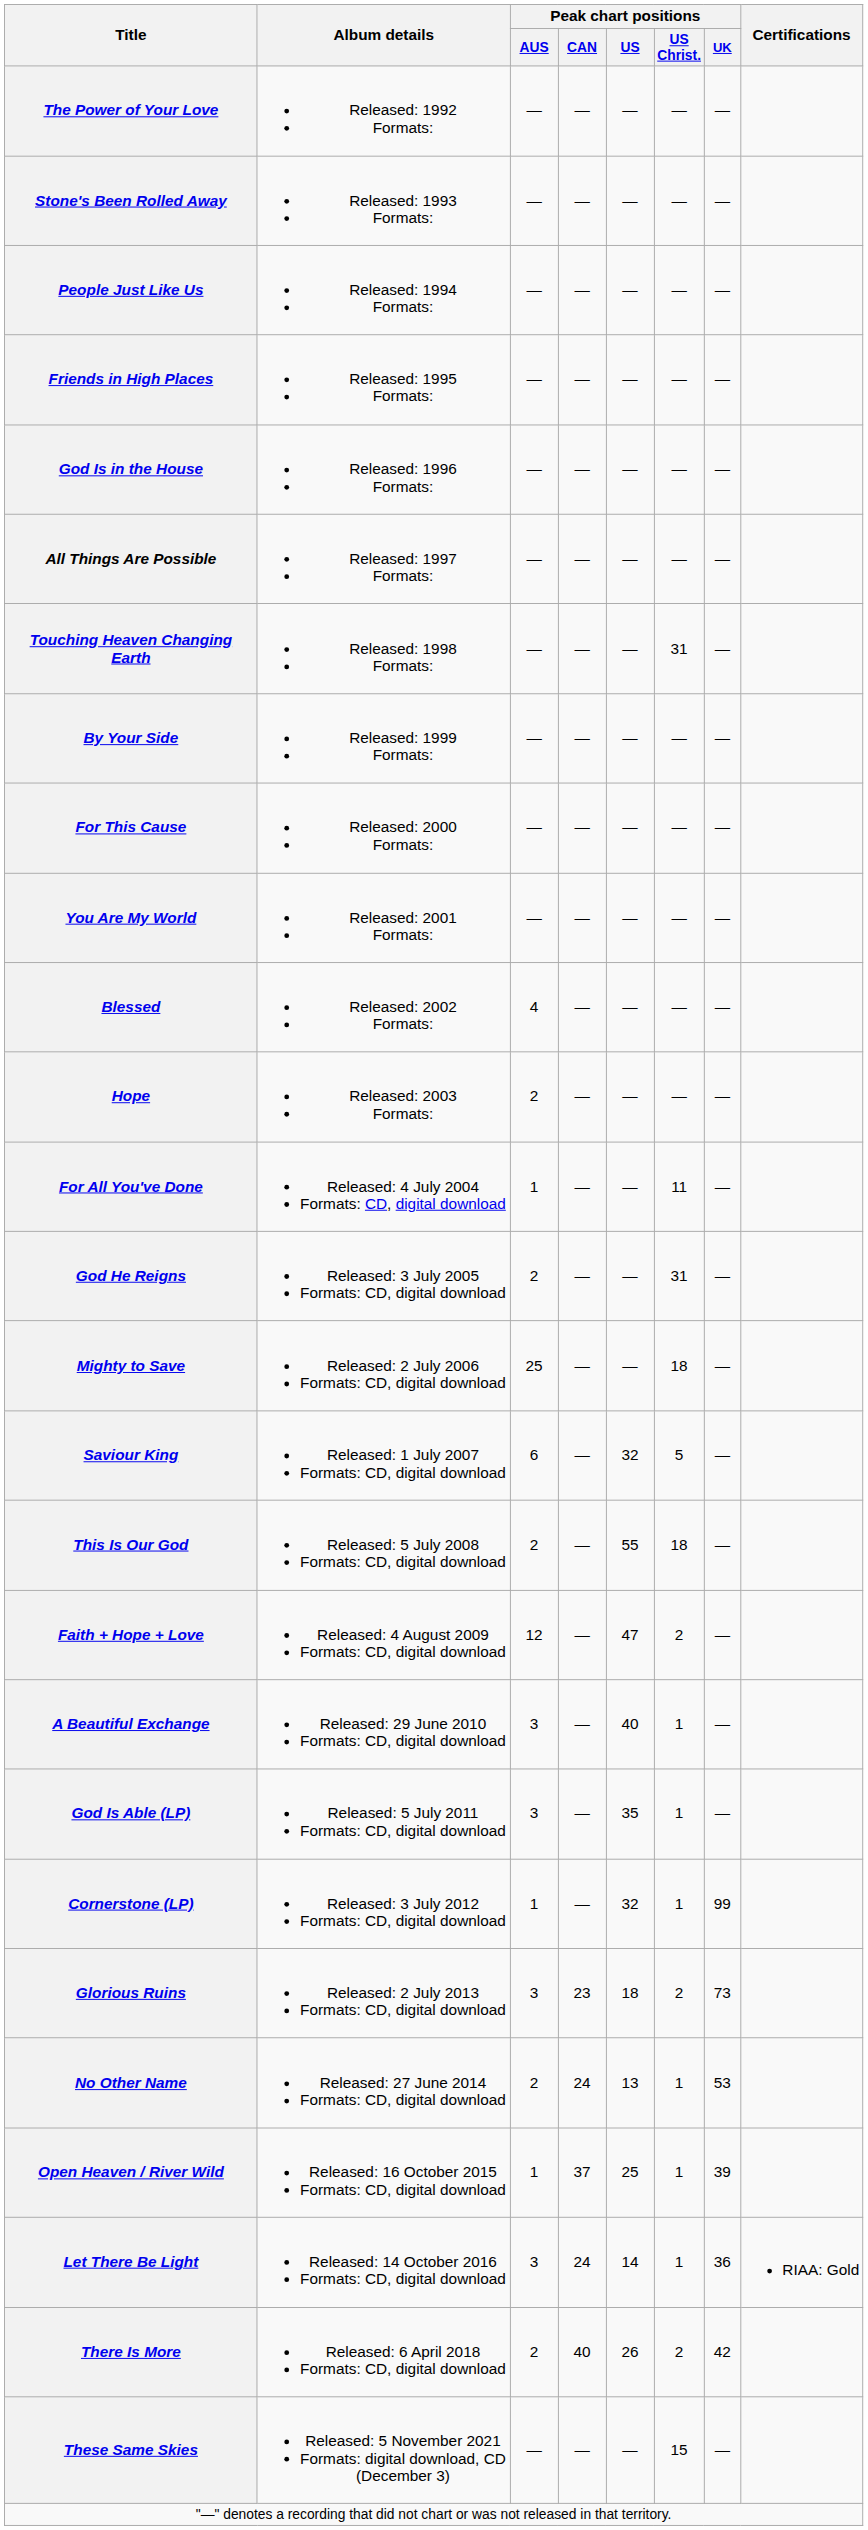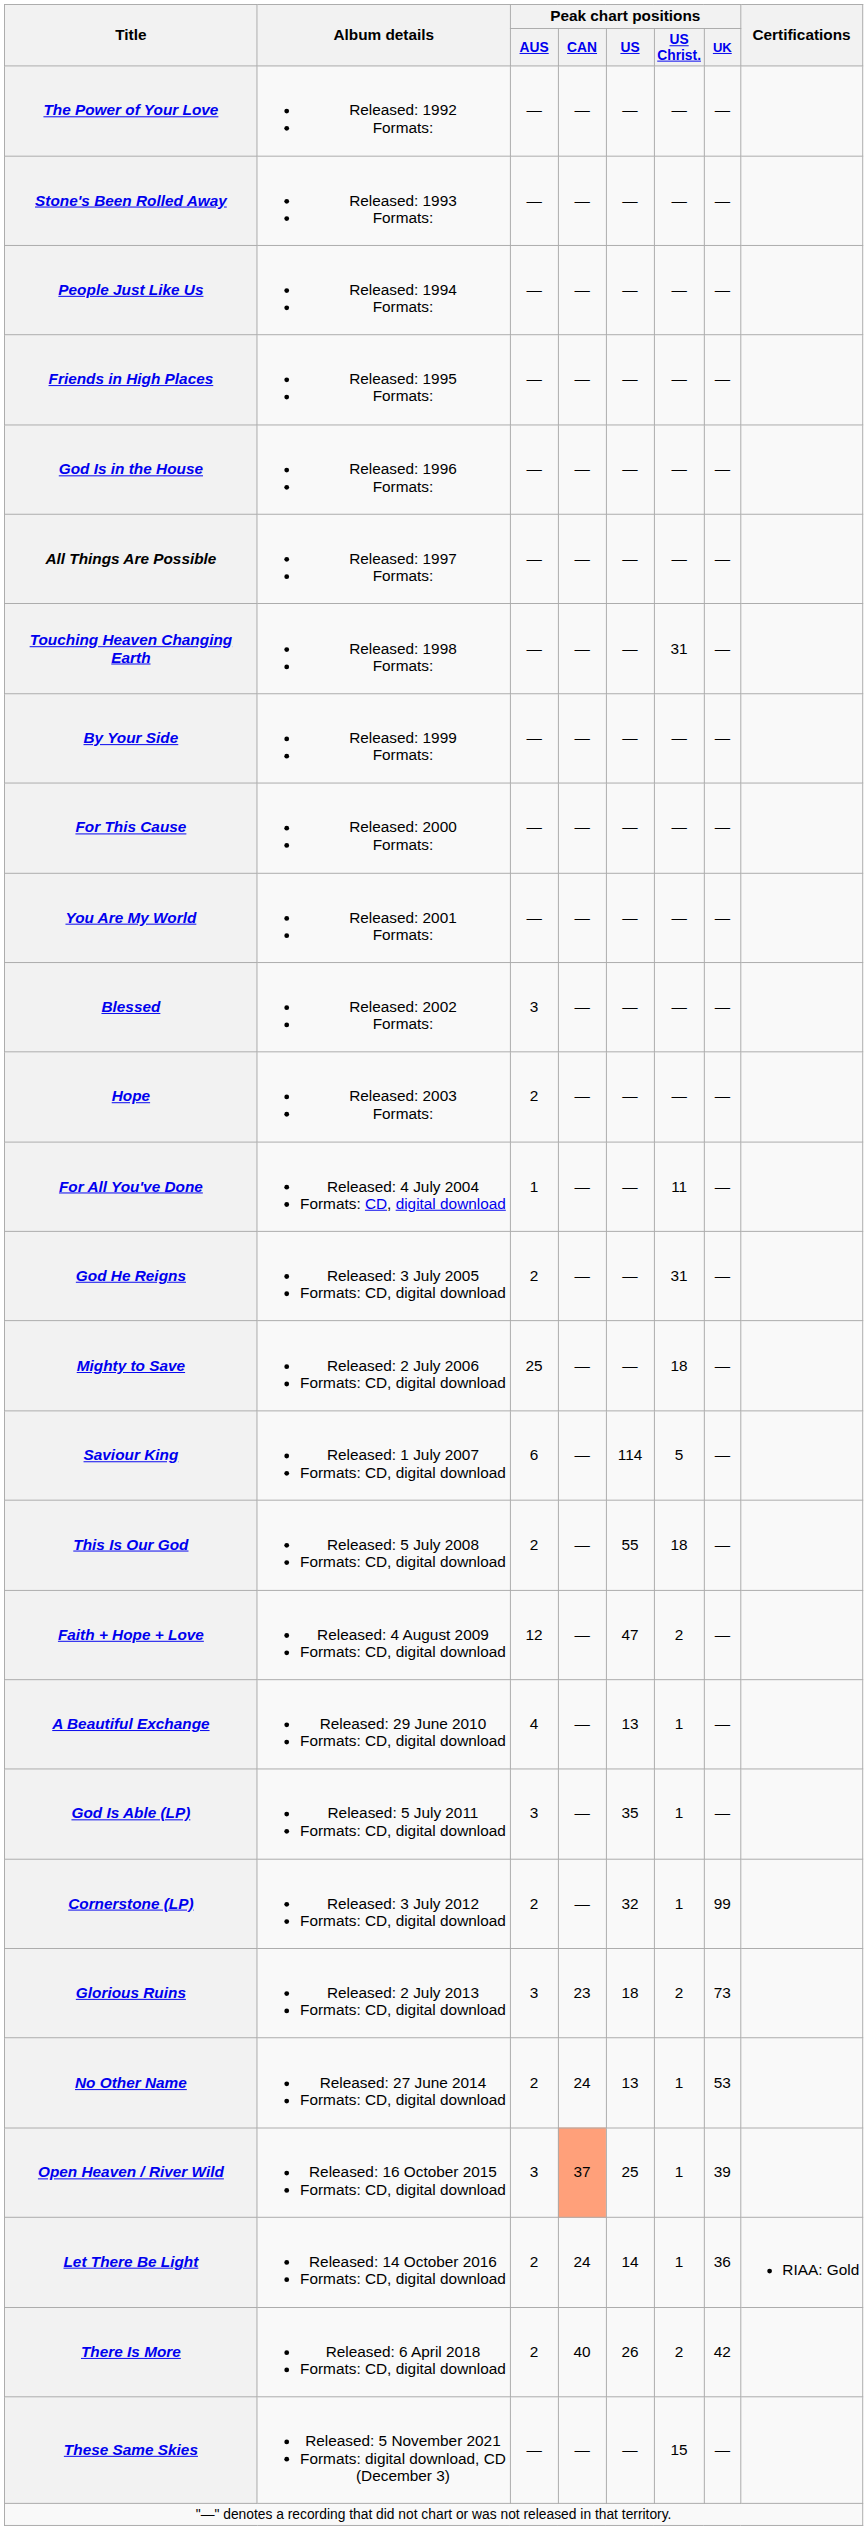(534, 1007) 4 -> (534, 1007) 3
(630, 1455) 32 -> (630, 1455) 114
(534, 1724) 3 -> (534, 1724) 4
(630, 1724) 40 -> (630, 1724) 13
(534, 1903) 1 -> (534, 1903) 2
(534, 2172) 1 -> (534, 2172) 3
(582, 2172) no background -> (582, 2172) lightsalmon background
(534, 2262) 3 -> (534, 2262) 2
